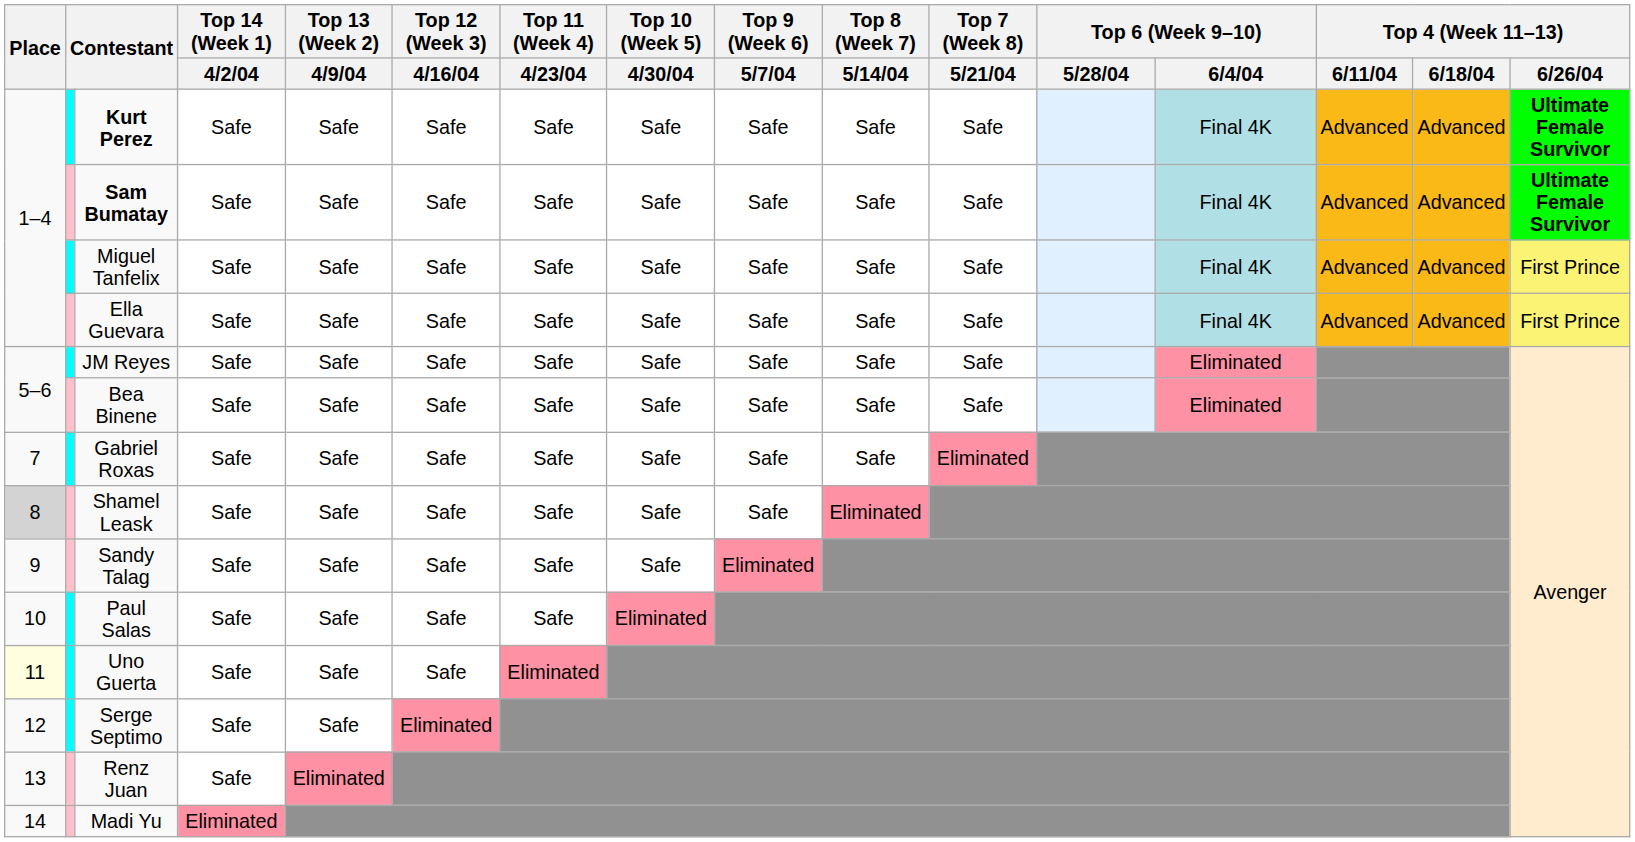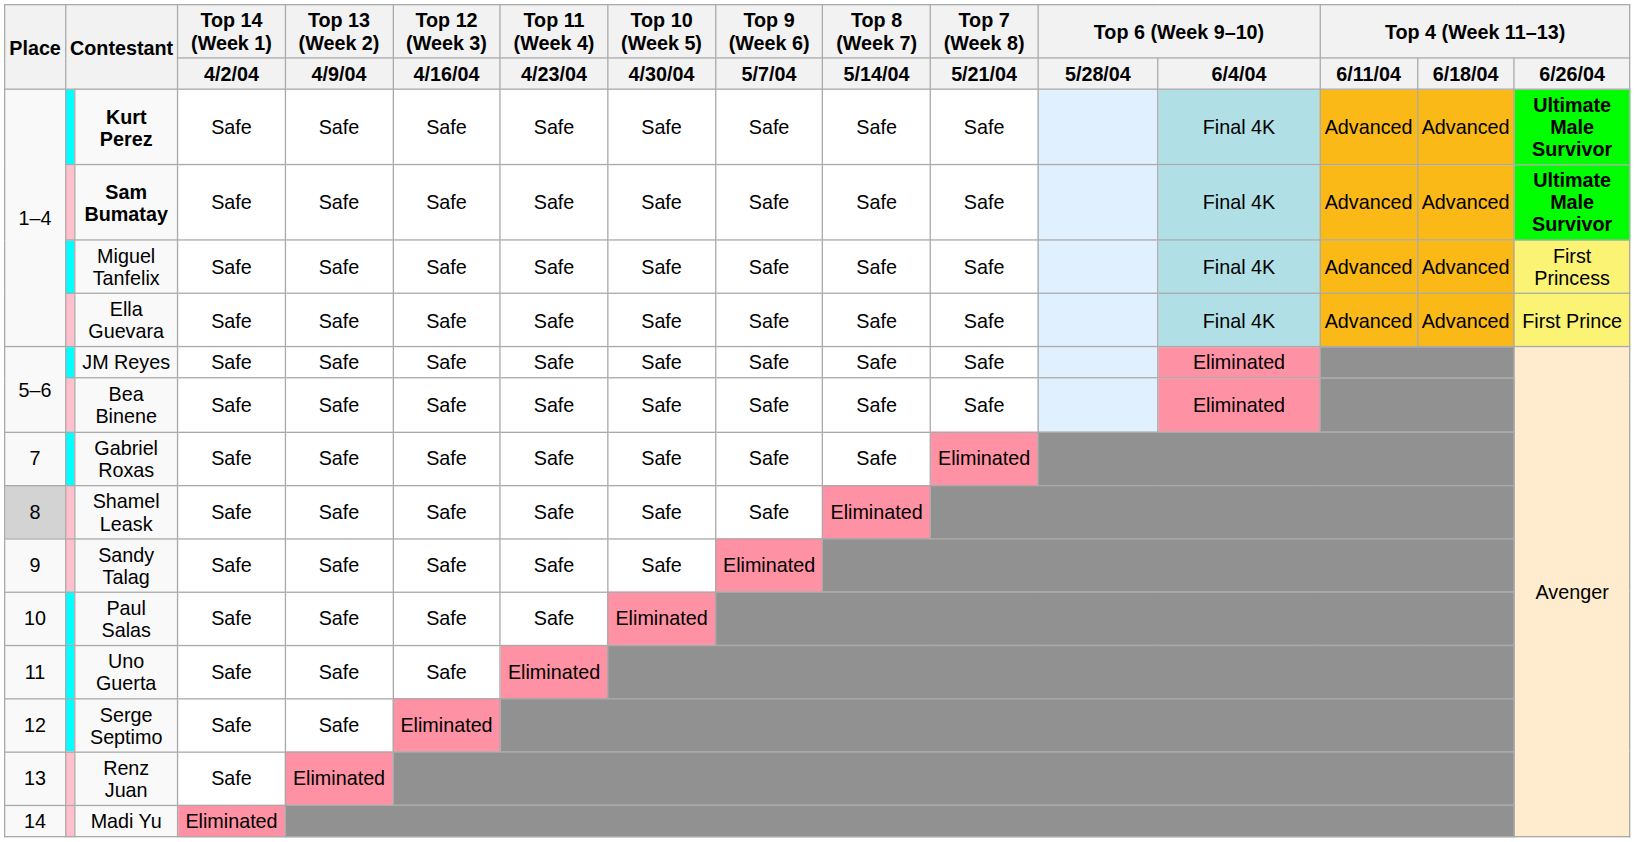(1570, 127) Ultimate Female Survivor -> (1572, 127) Ultimate Male Survivor
(1570, 203) Ultimate Female Survivor -> (1572, 203) Ultimate Male Survivor
(1570, 267) First Prince -> (1572, 267) First Princess
(35, 672) lightyellow background -> (35, 672) no background
